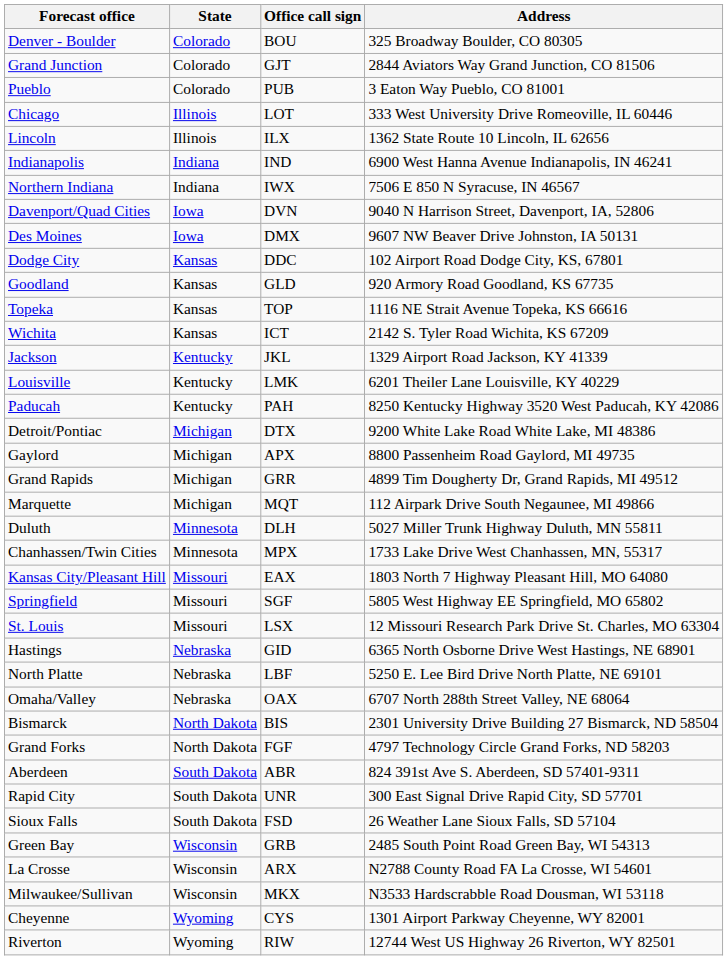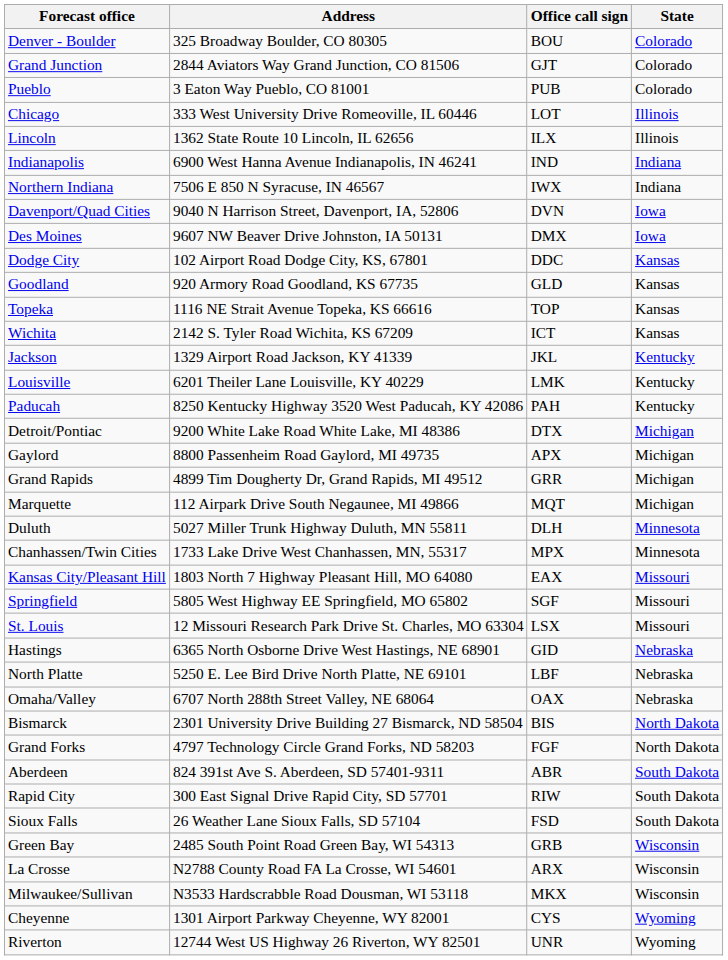columns swapped: (215, 16) <-> (544, 16)
(280, 796) UNR -> (546, 796) RIW
(279, 942) RIW -> (547, 942) UNR
